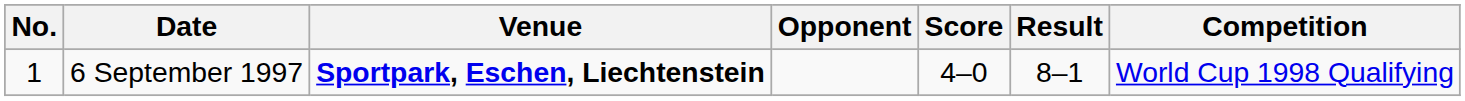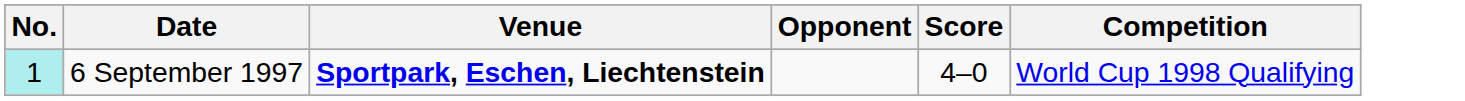- column: (1060, 26)
(34, 71) no background -> (34, 71) paleturquoise background
